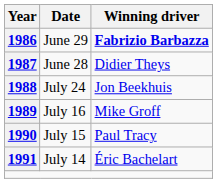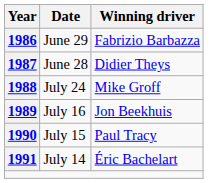(152, 40) bold -> (147, 40) normal
(133, 88) Jon Beekhuis -> (128, 88) Mike Groff
(128, 111) Mike Groff -> (133, 111) Jon Beekhuis
